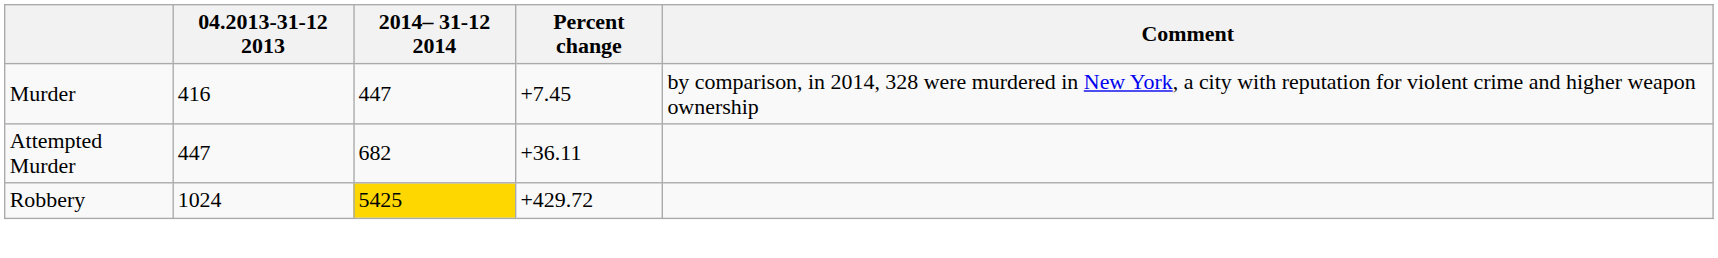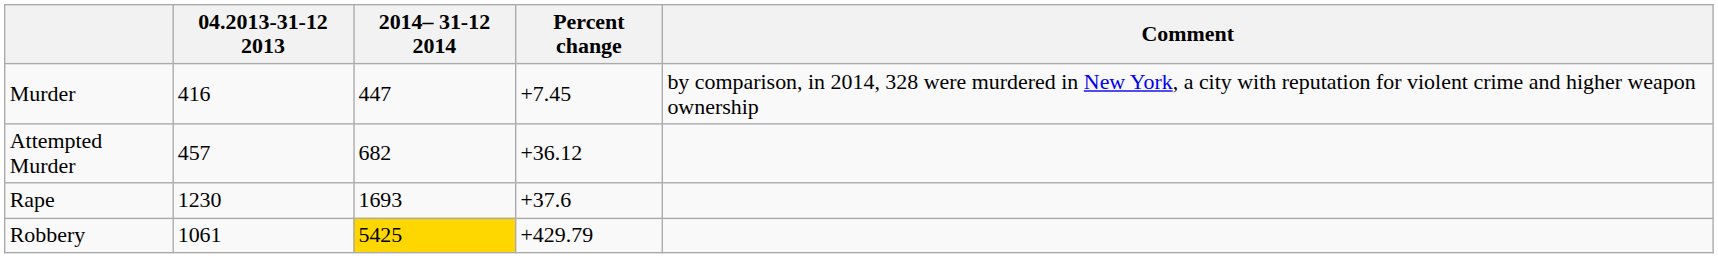(194, 153) 447 -> (194, 153) 457
(551, 153) +36.11 -> (551, 153) +36.12
+ row: (32, 200)
(200, 200) 1024 -> (200, 234) 1061
(557, 200) +429.72 -> (557, 234) +429.79
